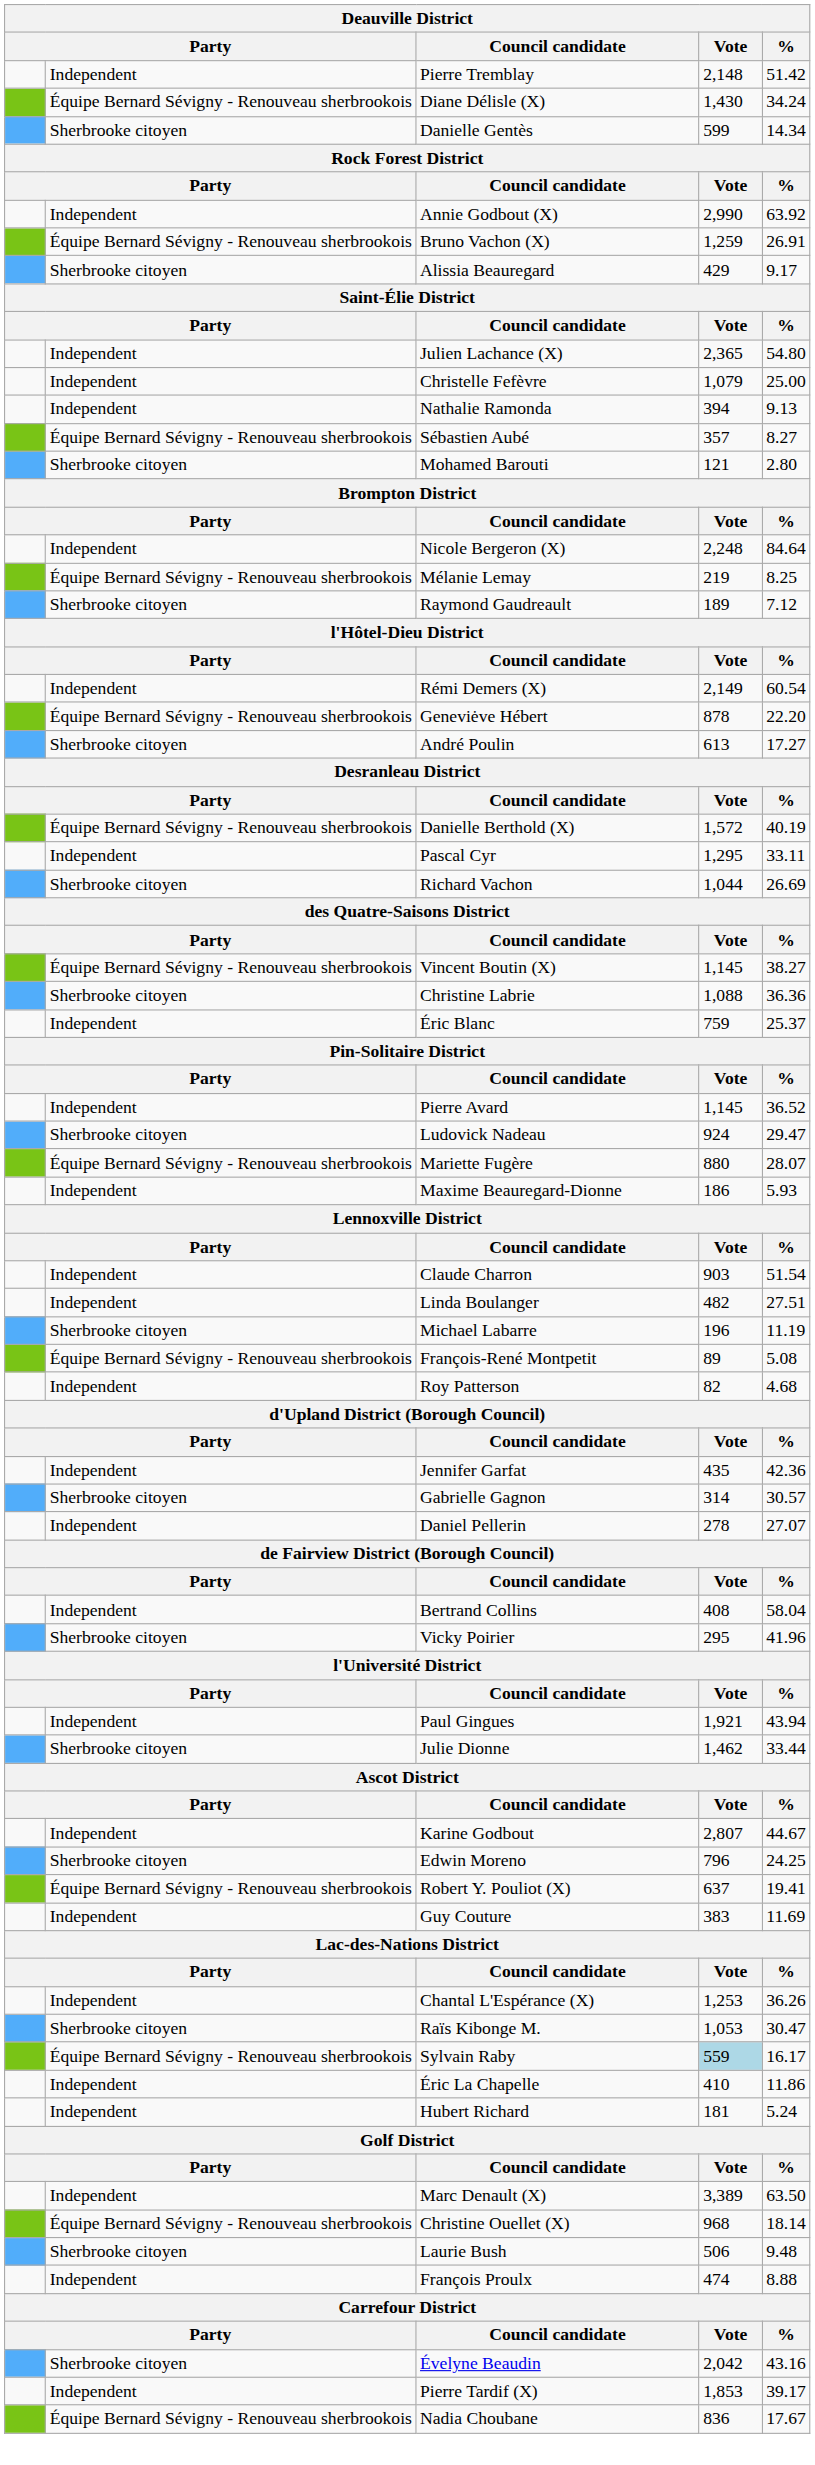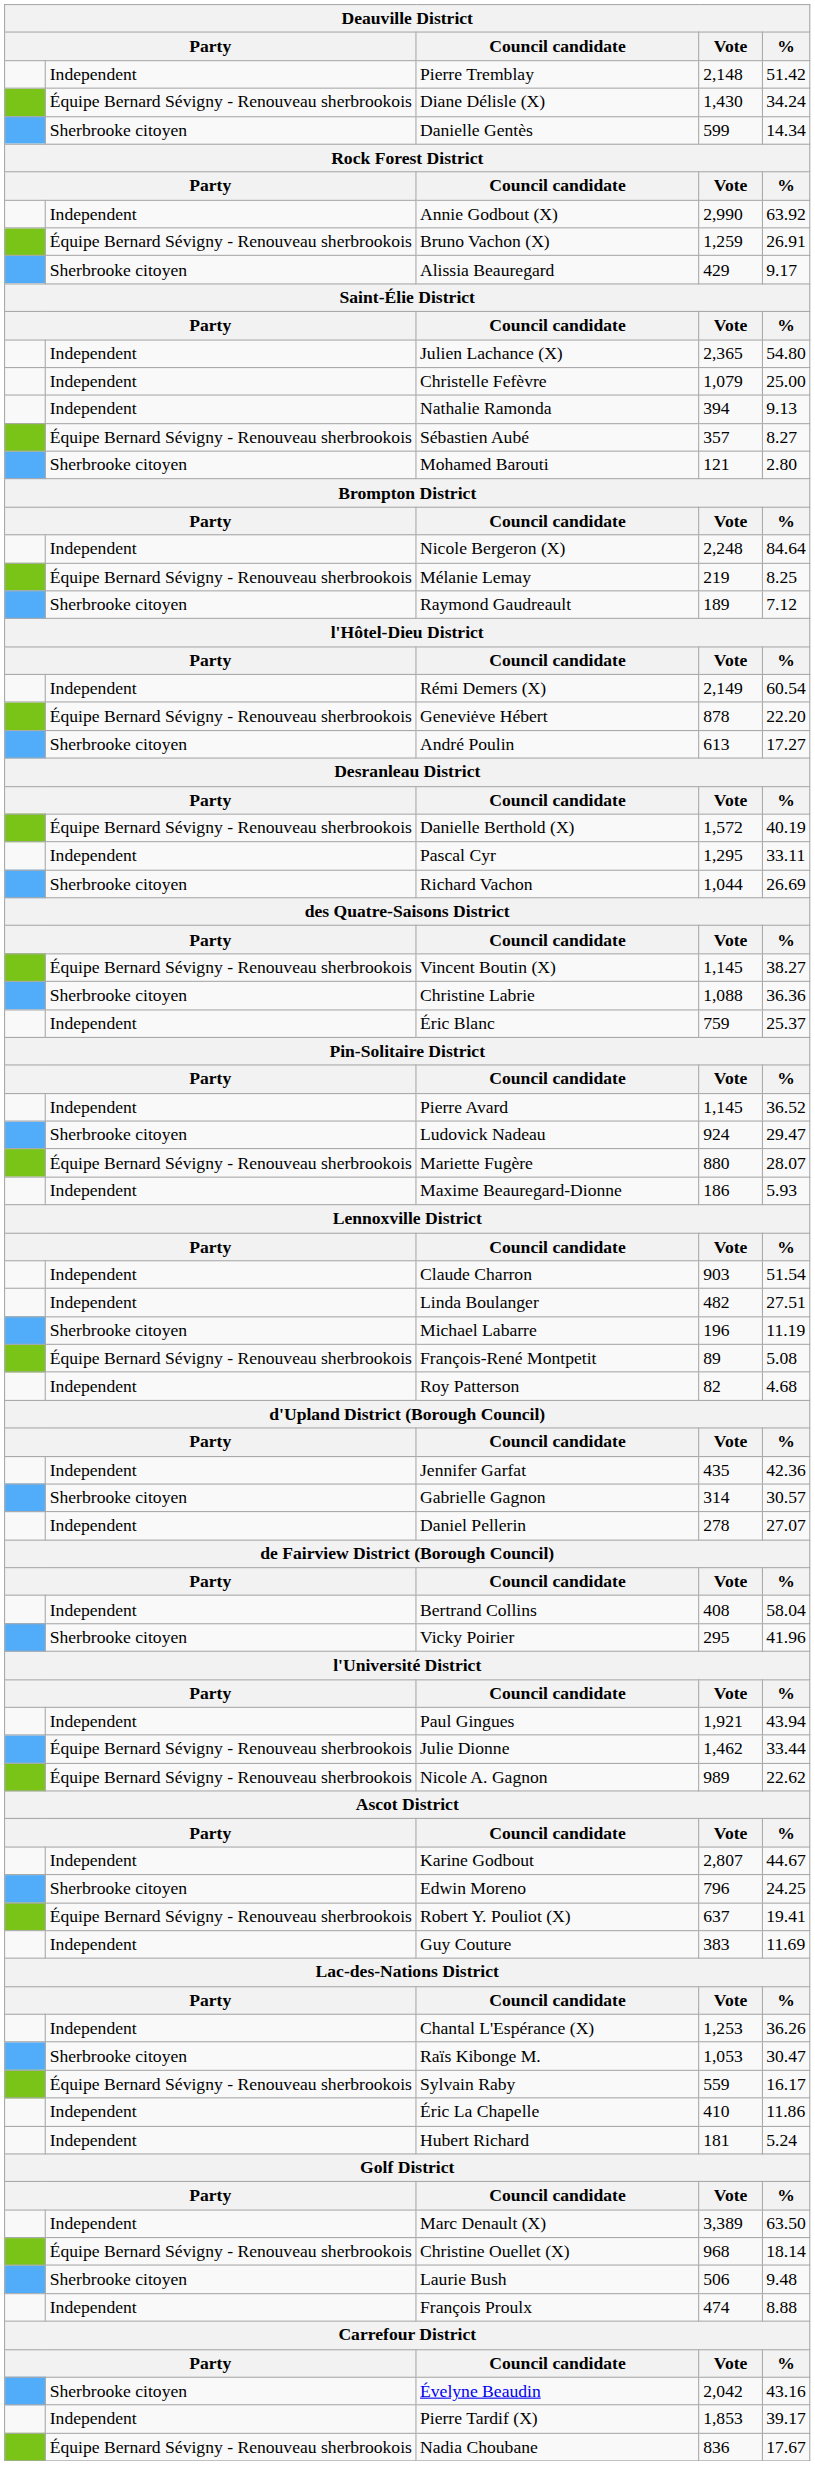(118, 1749) Sherbrooke citoyen -> (231, 1749) Équipe Bernard Sévigny - Renouveau sherbrookois
+ row: (484, 1776)
(716, 2056) lightblue background -> (716, 2083) no background
